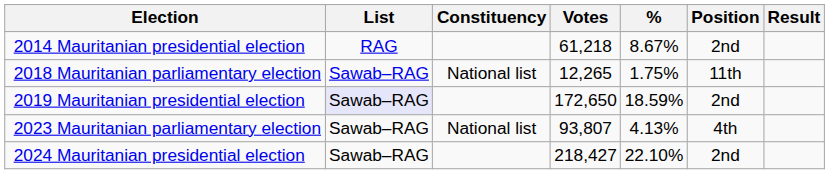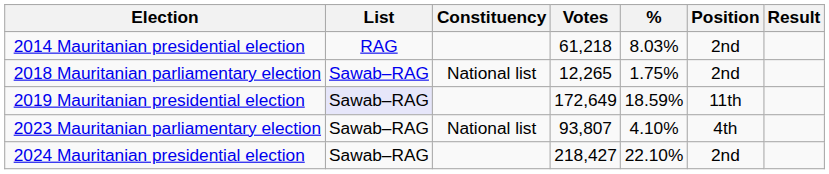(654, 45) 8.67% -> (654, 45) 8.03%
(725, 73) 11th -> (725, 73) 2nd
(586, 100) 172,650 -> (586, 100) 172,649
(725, 100) 2nd -> (725, 100) 11th
(654, 127) 4.13% -> (654, 127) 4.10%
